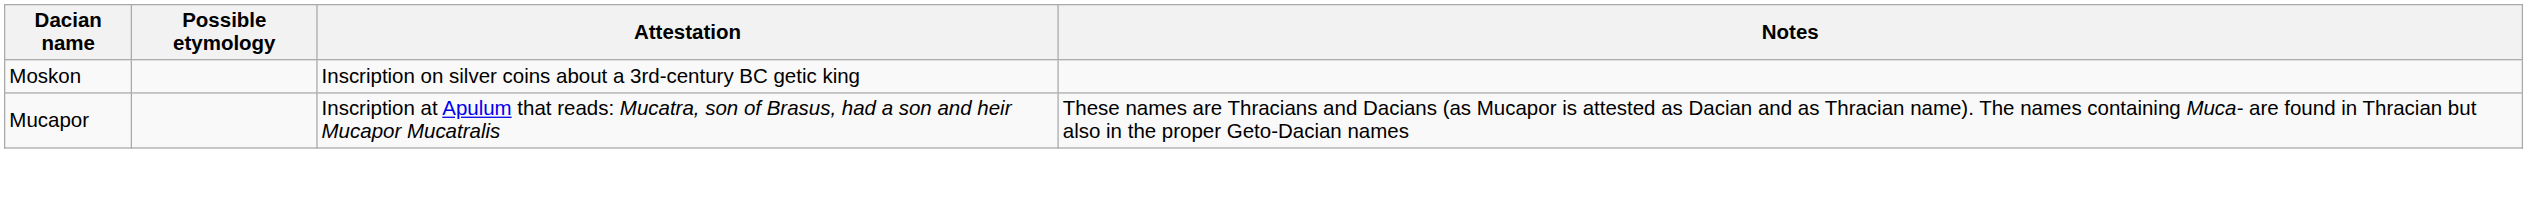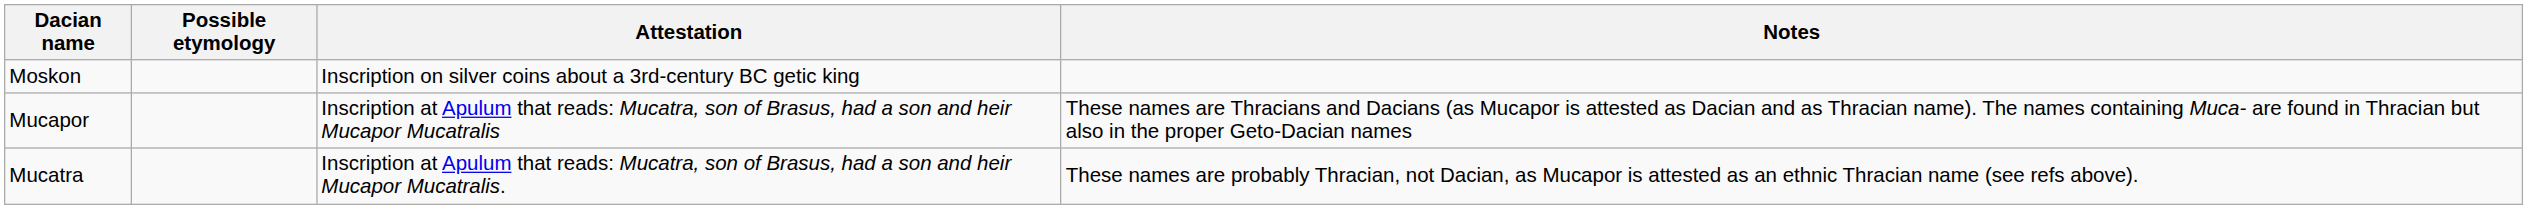+ row: (46, 175)
